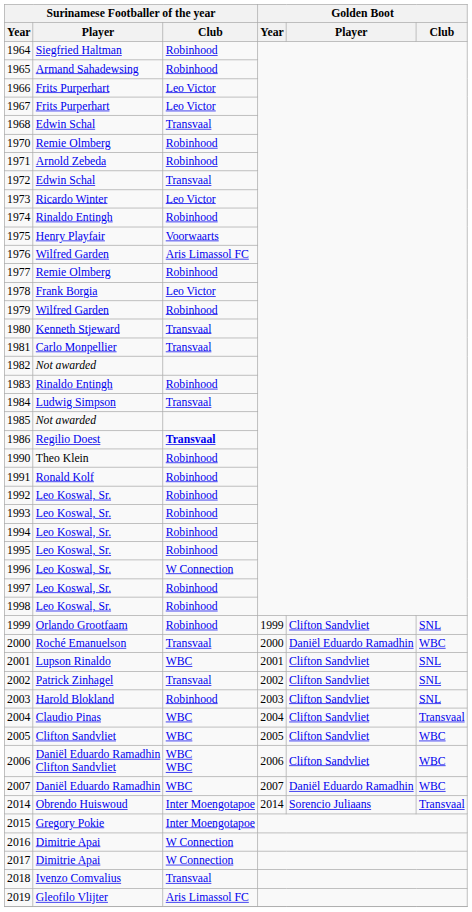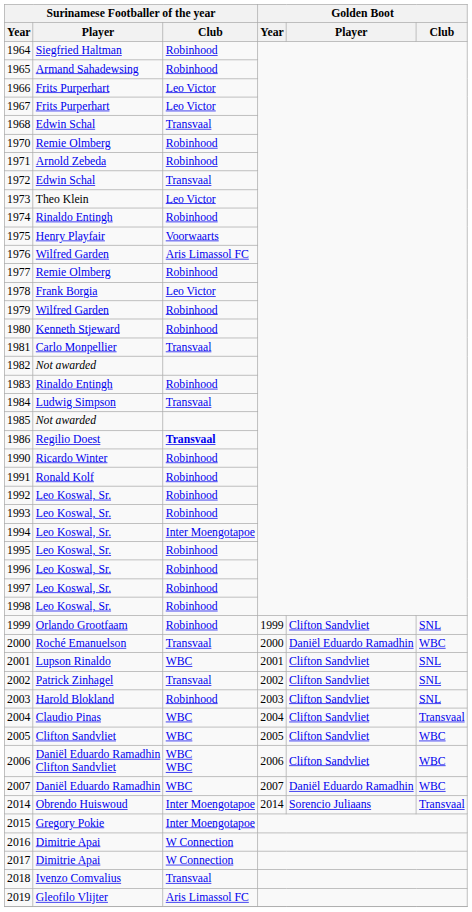(72, 198) Ricardo Winter -> (62, 198) Theo Klein
(189, 328) Transvaal -> (192, 328) Robinhood
(62, 458) Theo Klein -> (72, 458) Ricardo Winter
(192, 532) Robinhood -> (210, 532) Inter Moengotapoe
(200, 569) W Connection -> (192, 569) Robinhood
